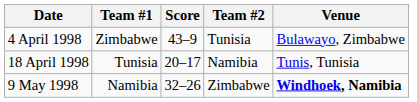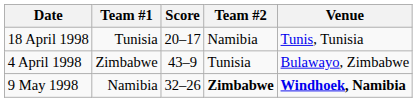rows swapped: (45, 39) <-> (48, 62)
(239, 85) normal -> (241, 85) bold
